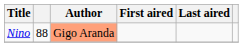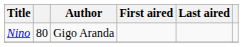(42, 32) 88 -> (42, 32) 80
(84, 32) lightsalmon background -> (84, 32) no background
